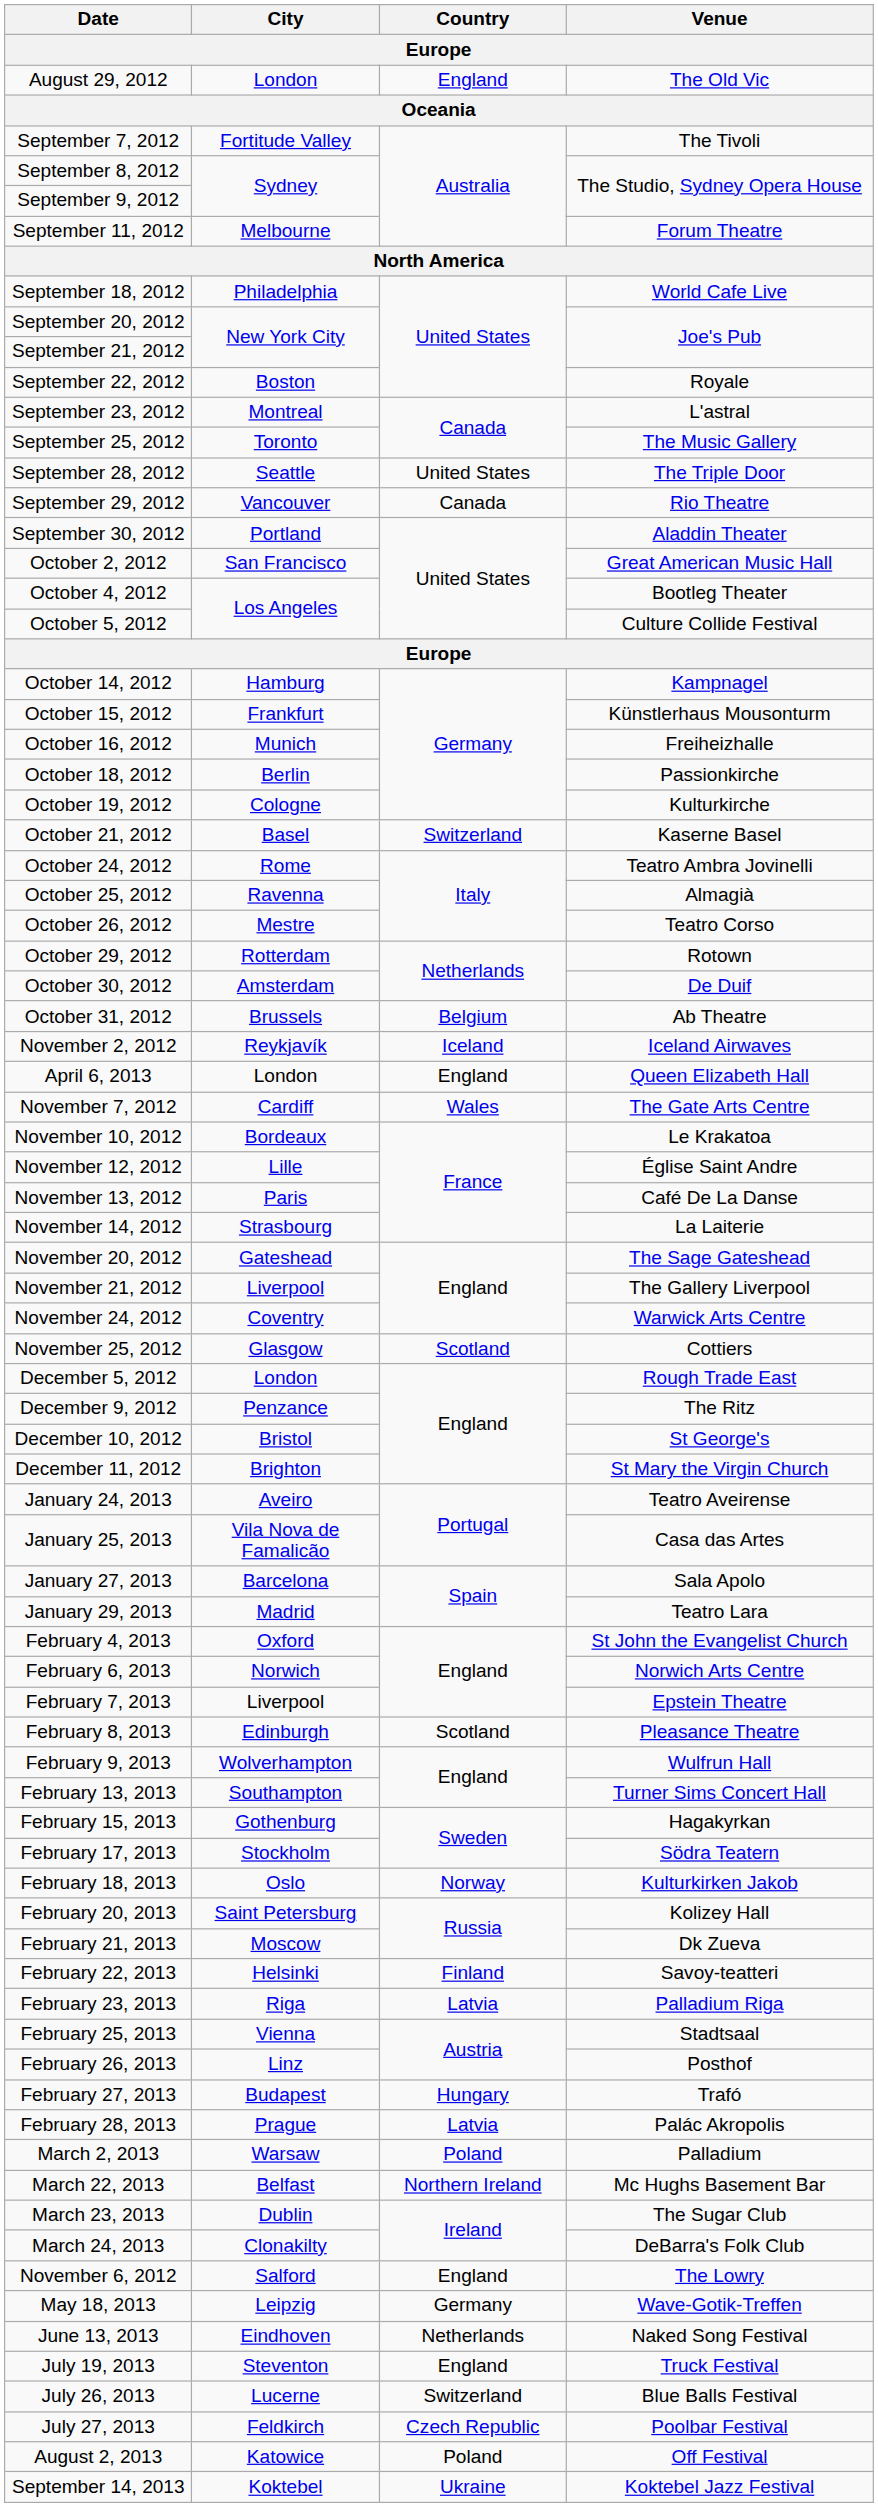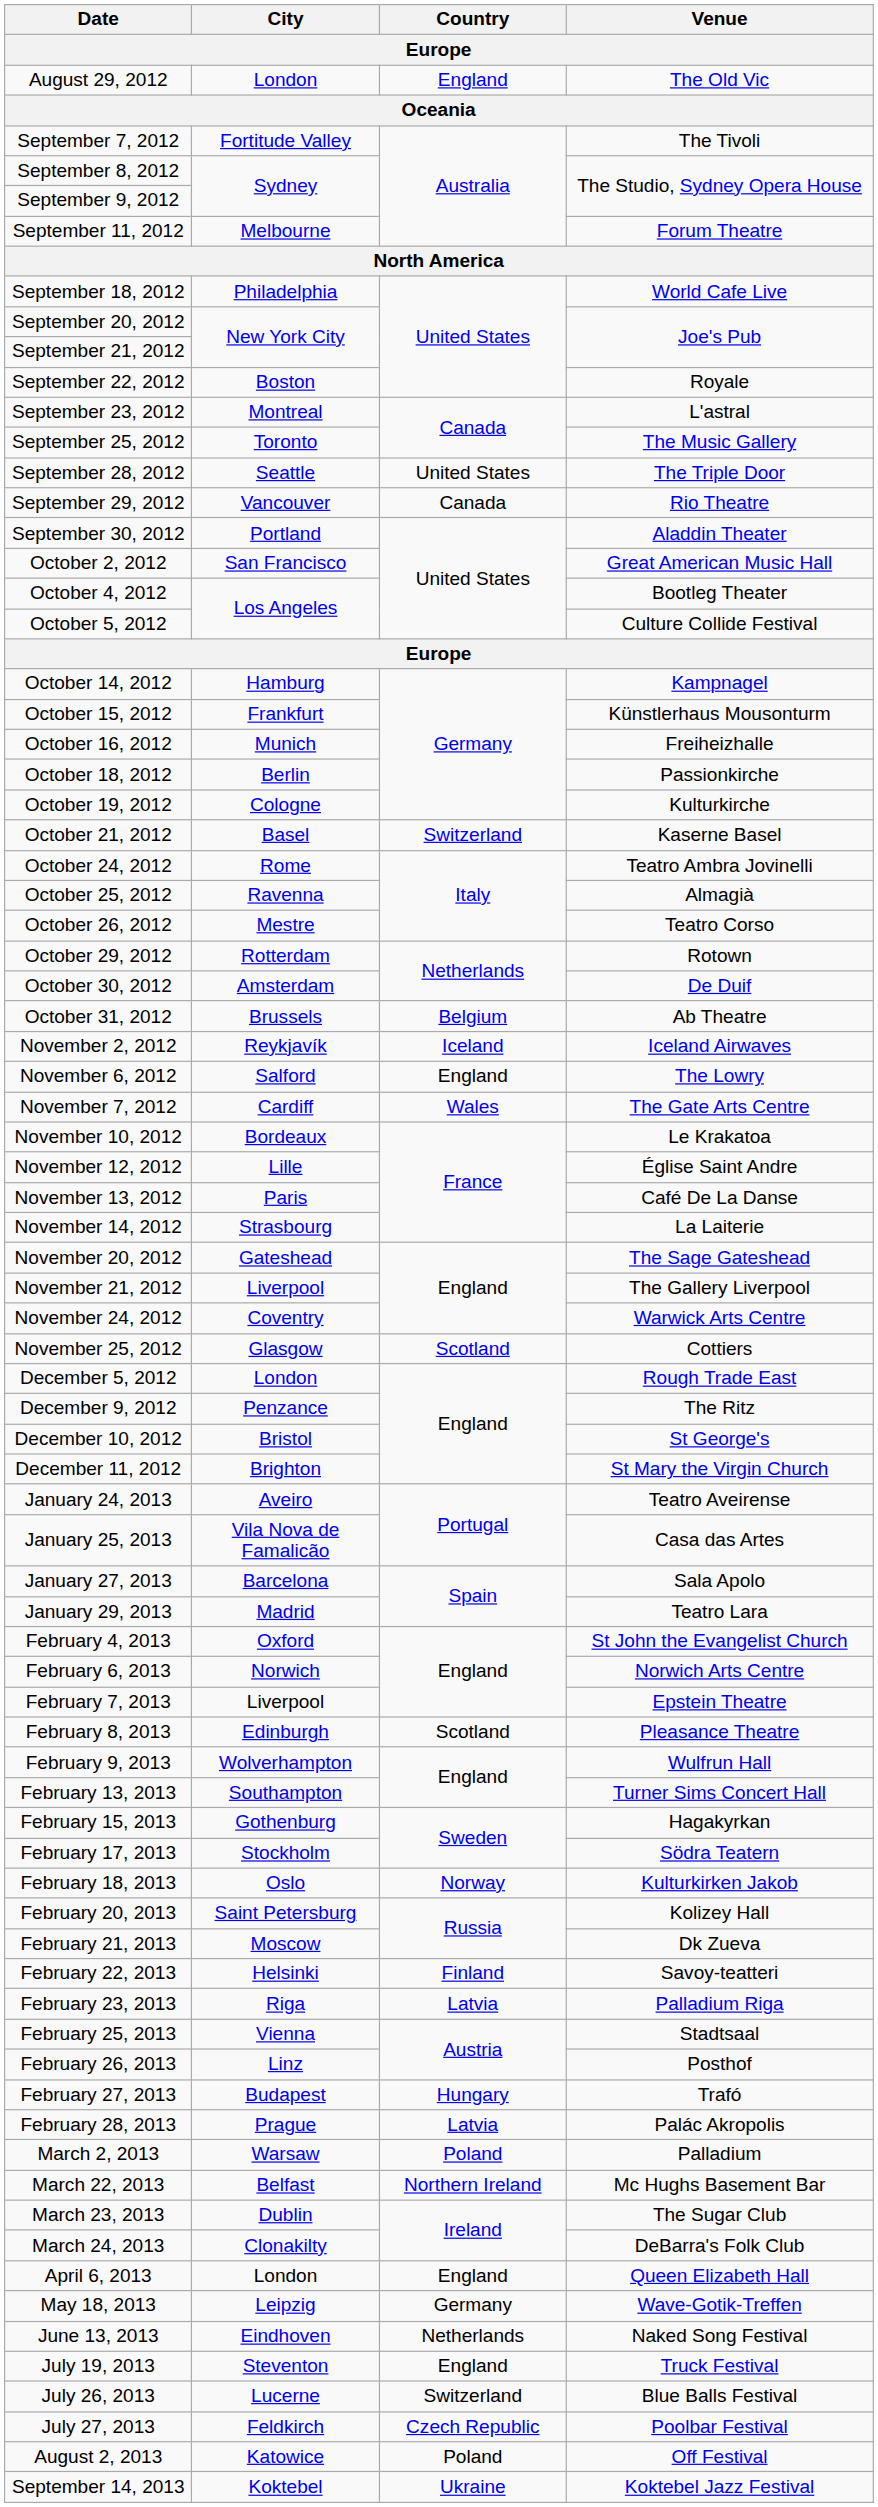rows swapped: (98, 2275) <-> (98, 1076)
